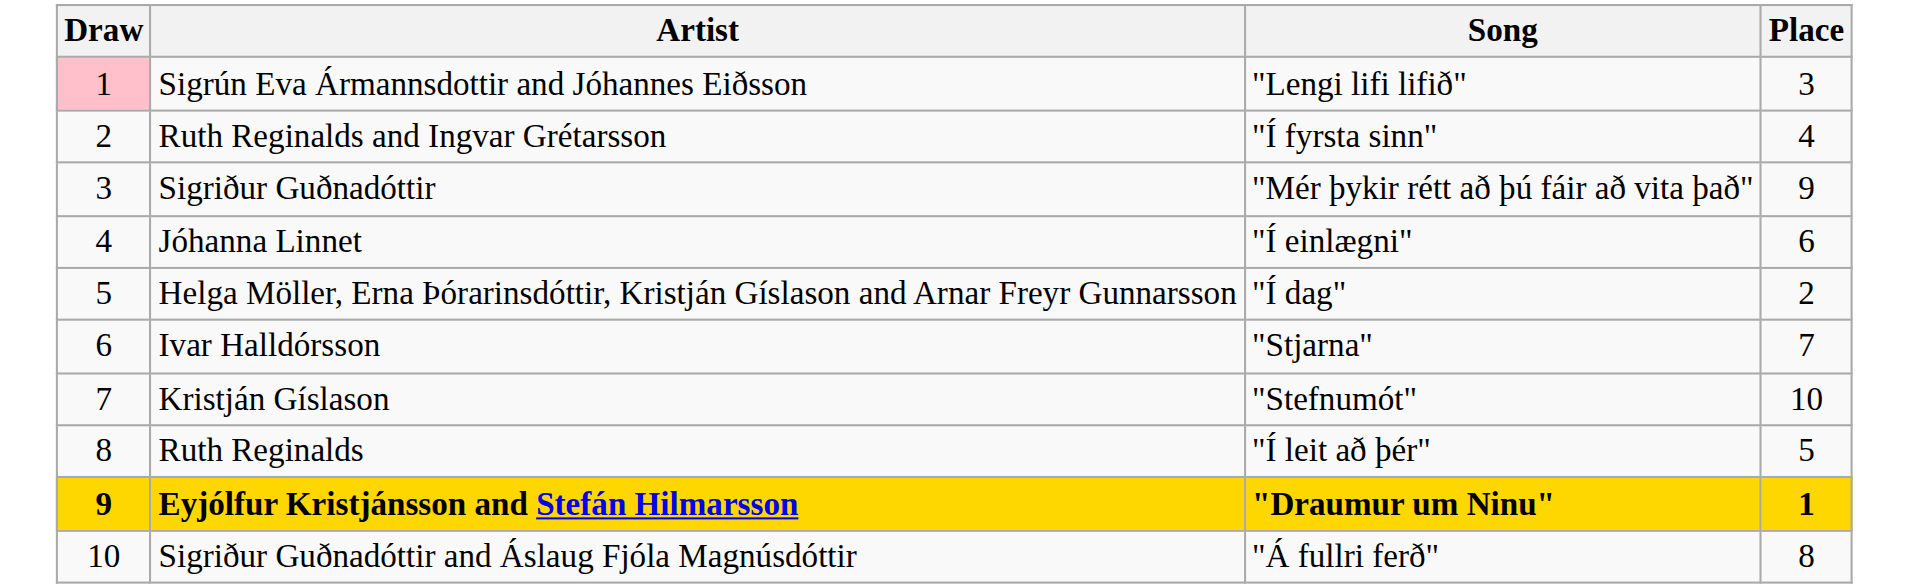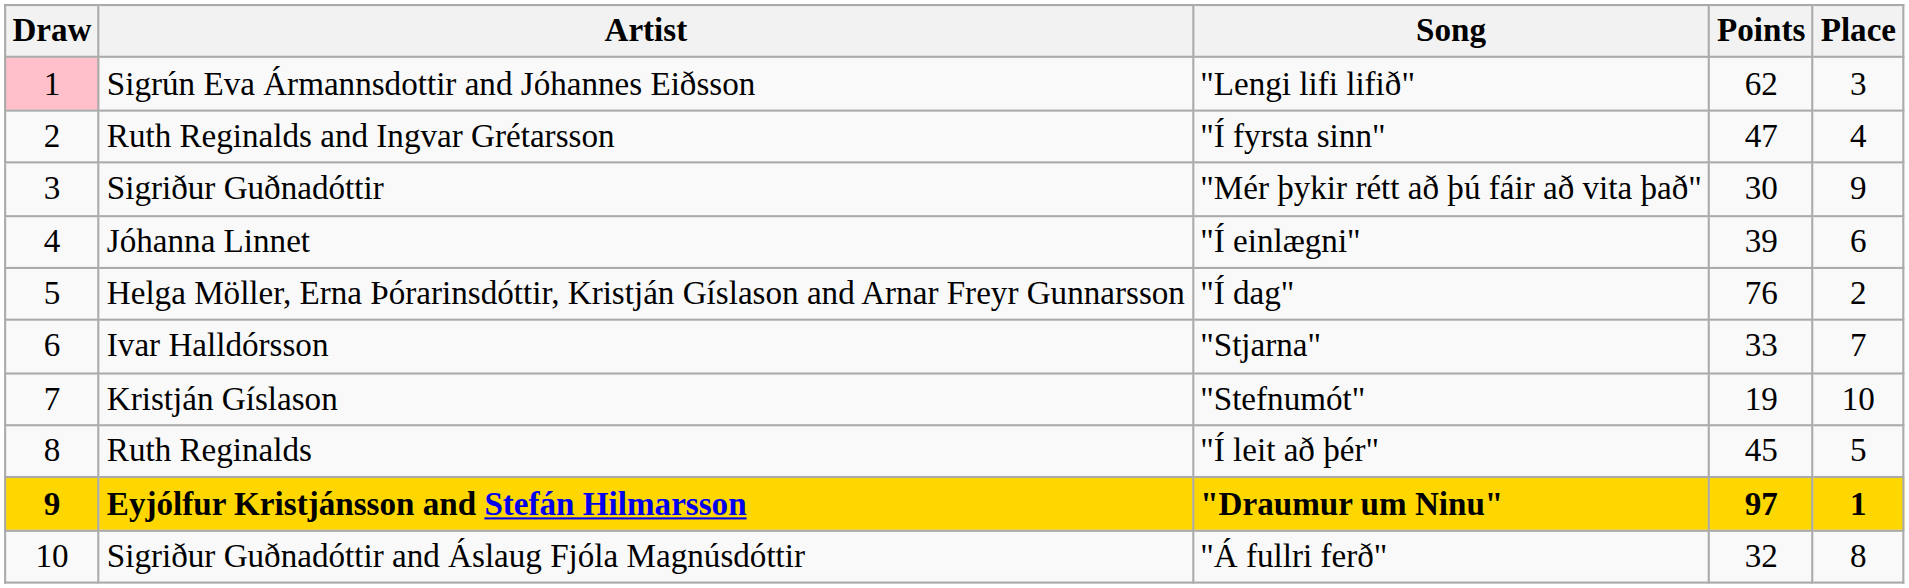+ column: (1761, 30)
